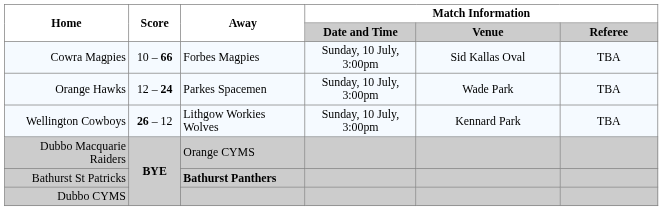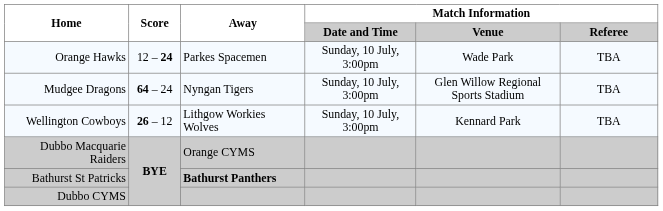- row: (88, 57)
+ row: (85, 89)
